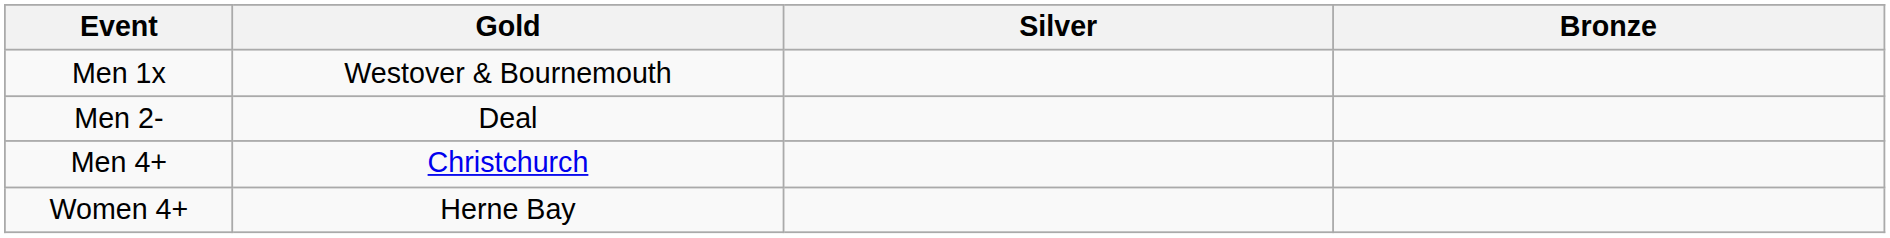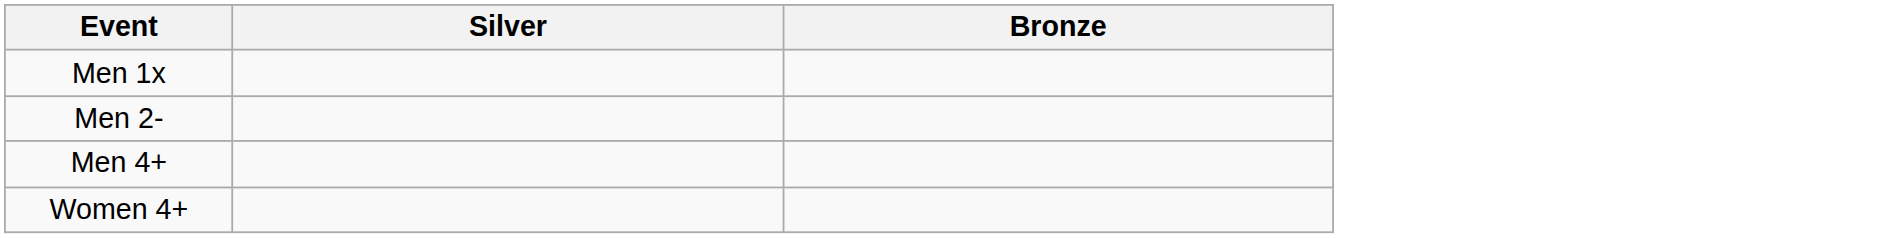- column: (508, 27)
